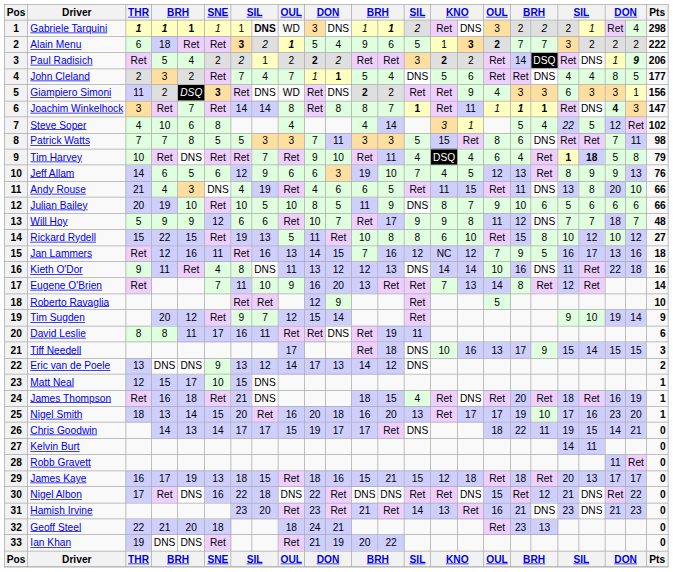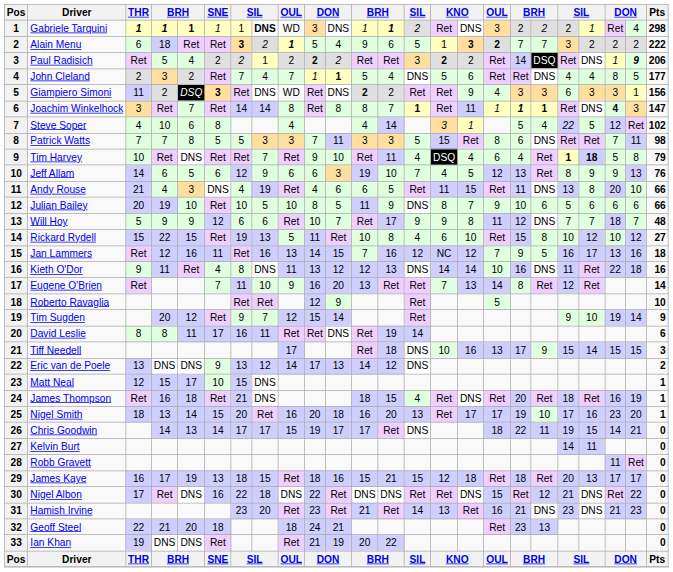(417, 237) 8 -> (417, 237) 4
(417, 334) 11 -> (417, 334) 14
